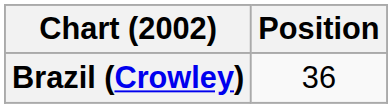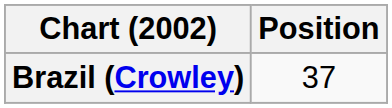(319, 77) 36 -> (319, 77) 37
